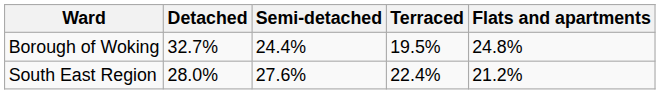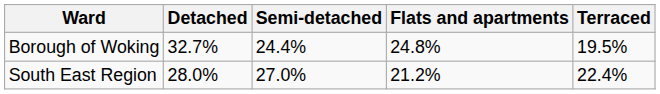columns swapped: (427, 18) <-> (561, 18)
(281, 74) 27.6% -> (281, 74) 27.0%
